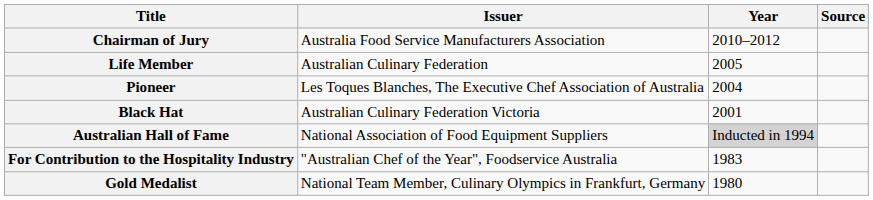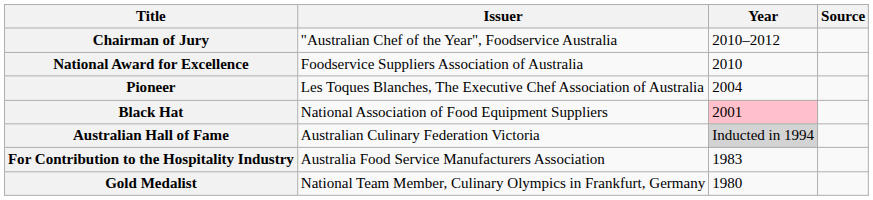(453, 40) Australia Food Service Manufacturers Association -> (459, 40) "Australian Chef of the Year", Foodservice Australia
+ row: (151, 64)
- row: (151, 64)
(420, 111) Australian Culinary Federation Victoria -> (454, 111) National Association of Food Equipment Suppliers
(727, 111) no background -> (727, 111) pink background
(454, 135) National Association of Food Equipment Suppliers -> (420, 135) Australian Culinary Federation Victoria
(459, 159) "Australian Chef of the Year", Foodservice Australia -> (453, 159) Australia Food Service Manufacturers Association
